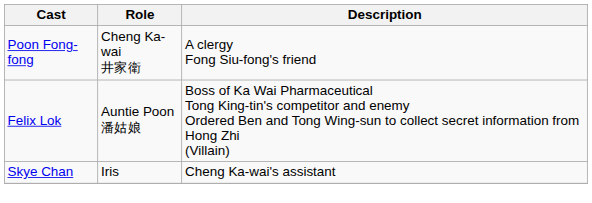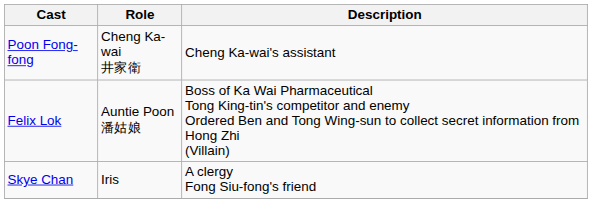(251, 52) A clergy Fong Siu-fong's friend -> (260, 52) Cheng Ka-wai's assistant
(260, 172) Cheng Ka-wai's assistant -> (251, 179) A clergy Fong Siu-fong's friend
